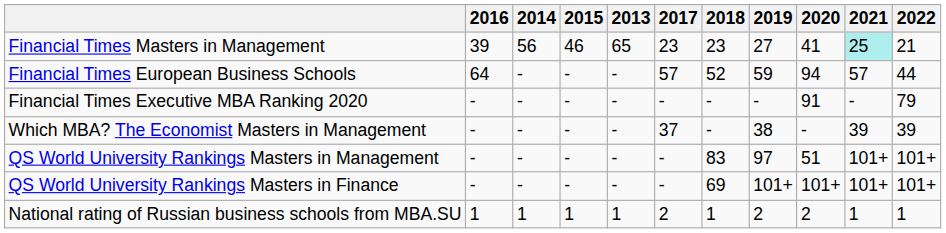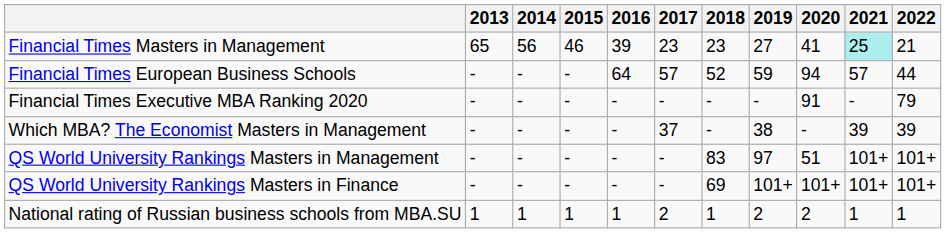columns swapped: (631, 18) <-> (489, 18)
